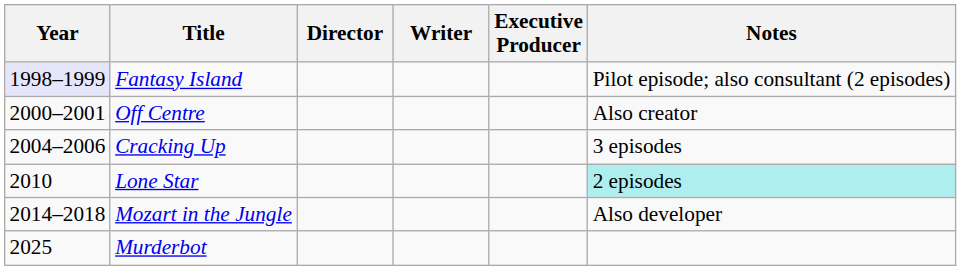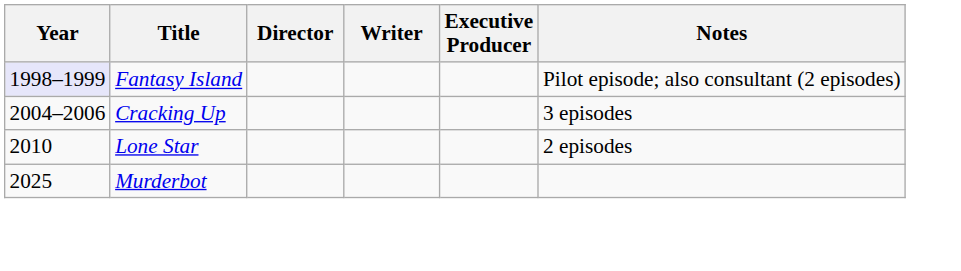- row: (160, 112)
(637, 180) paleturquoise background -> (588, 146) no background
- row: (204, 214)
